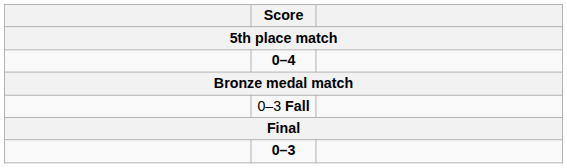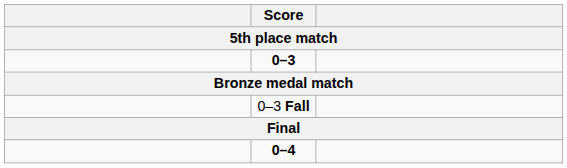rows swapped: (284, 60) <-> (284, 151)
